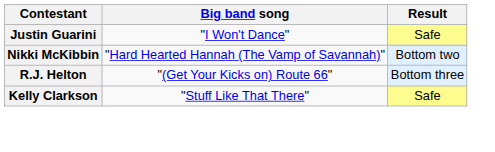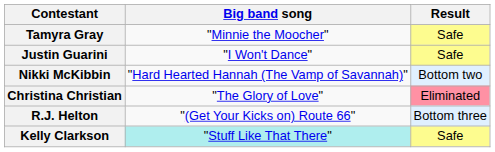+ row: (65, 34)
+ row: (65, 95)
(245, 95) no background -> (268, 136) paleturquoise background
